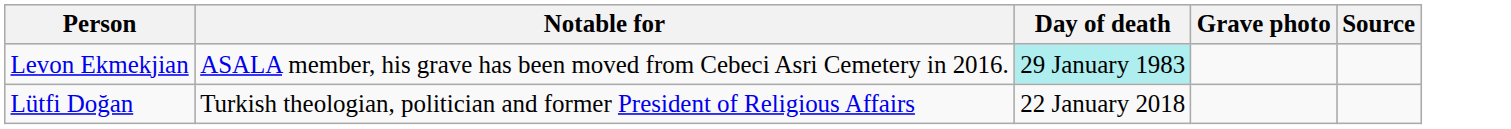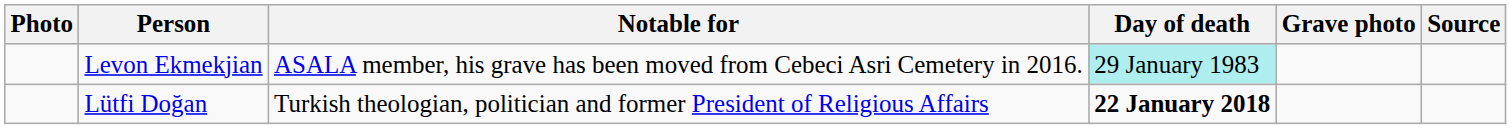+ column: (42, 24)
(1103, 103) normal -> (1182, 103) bold
